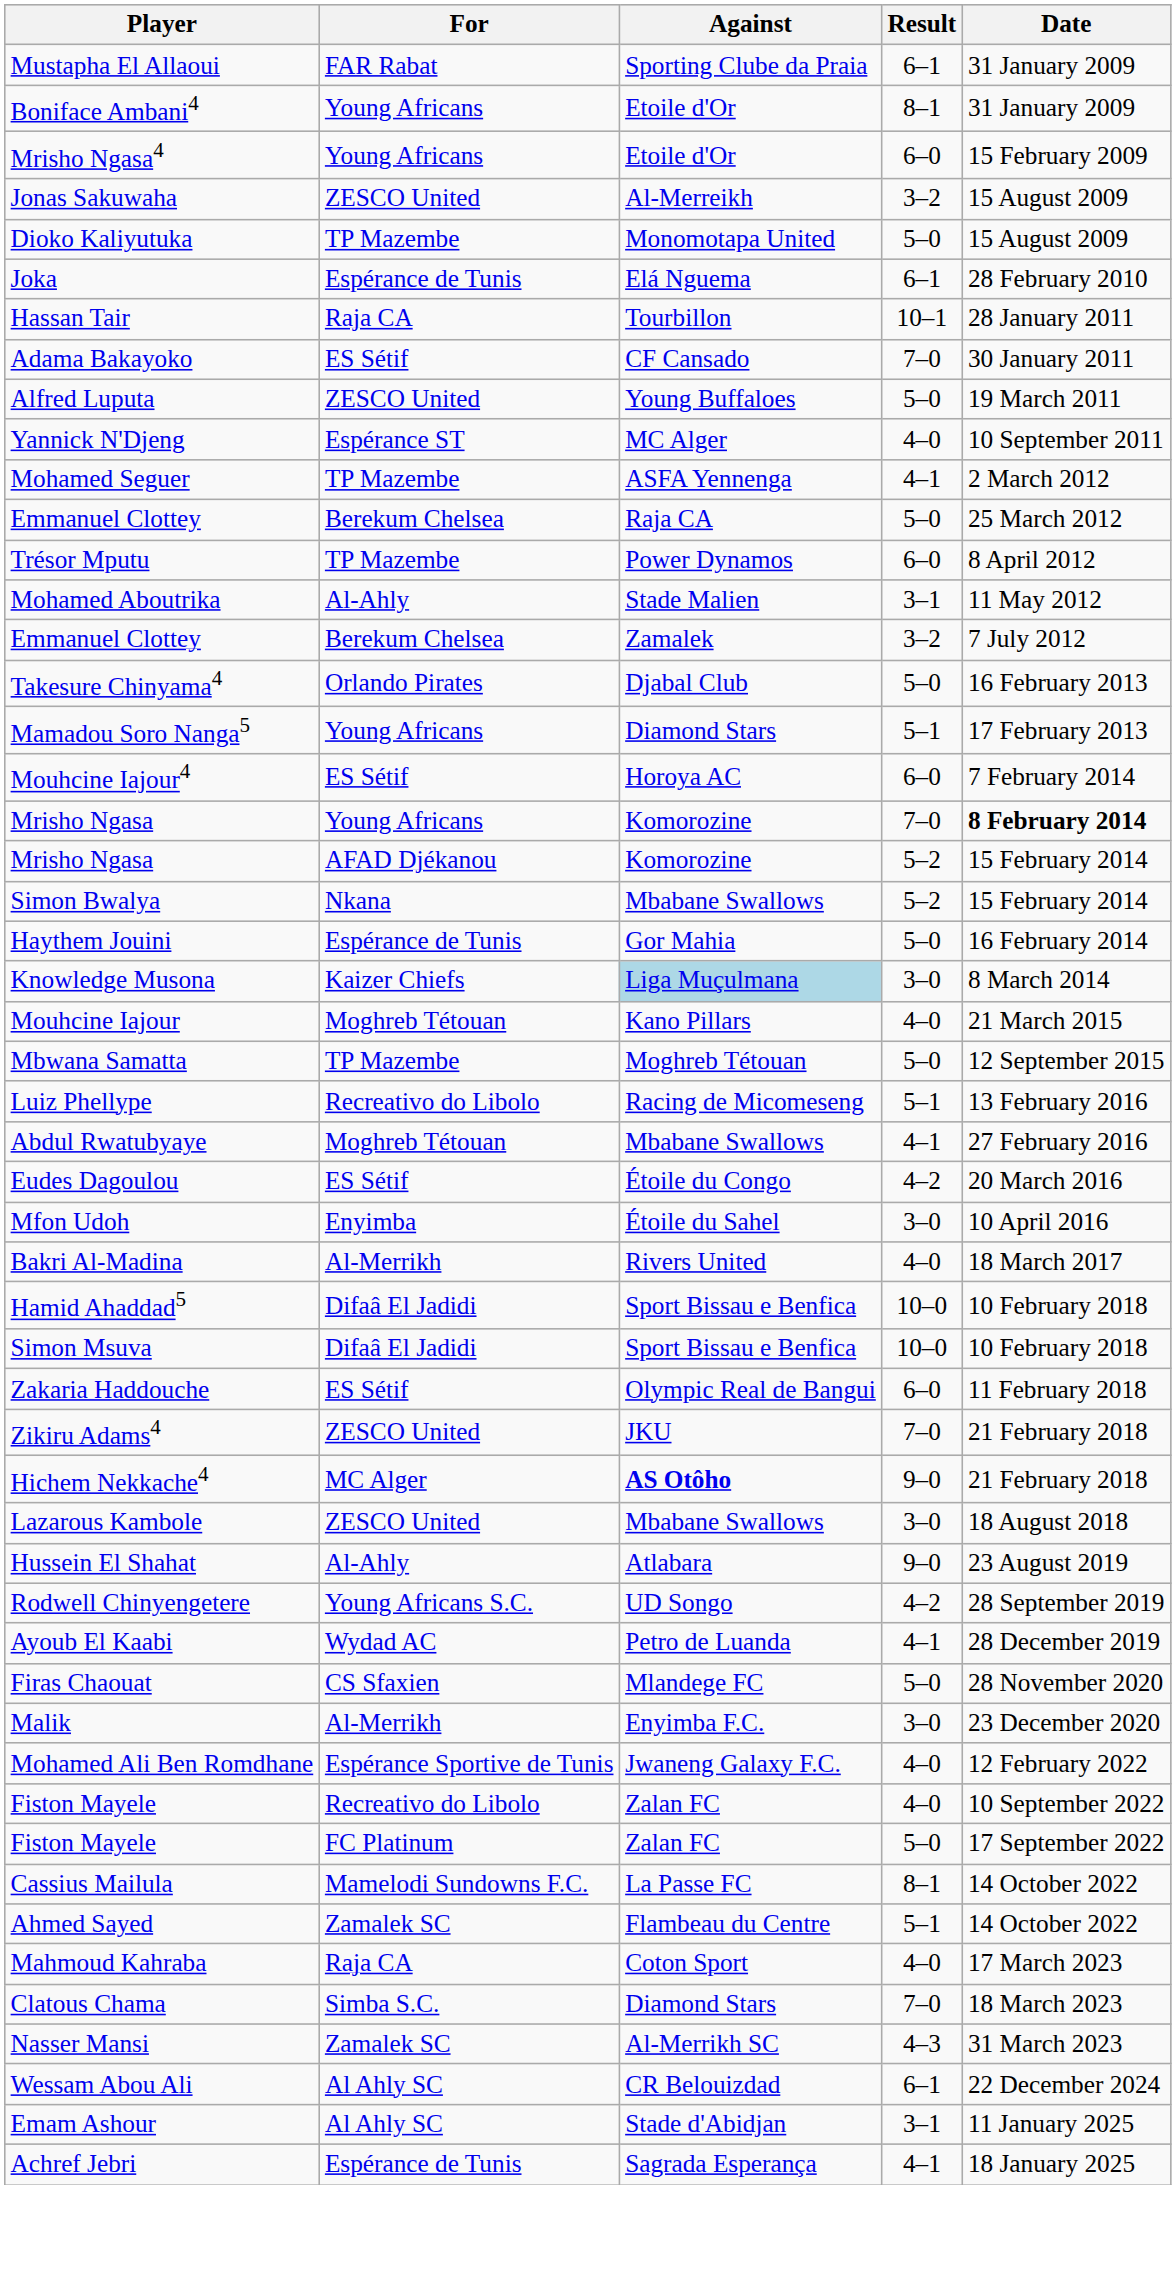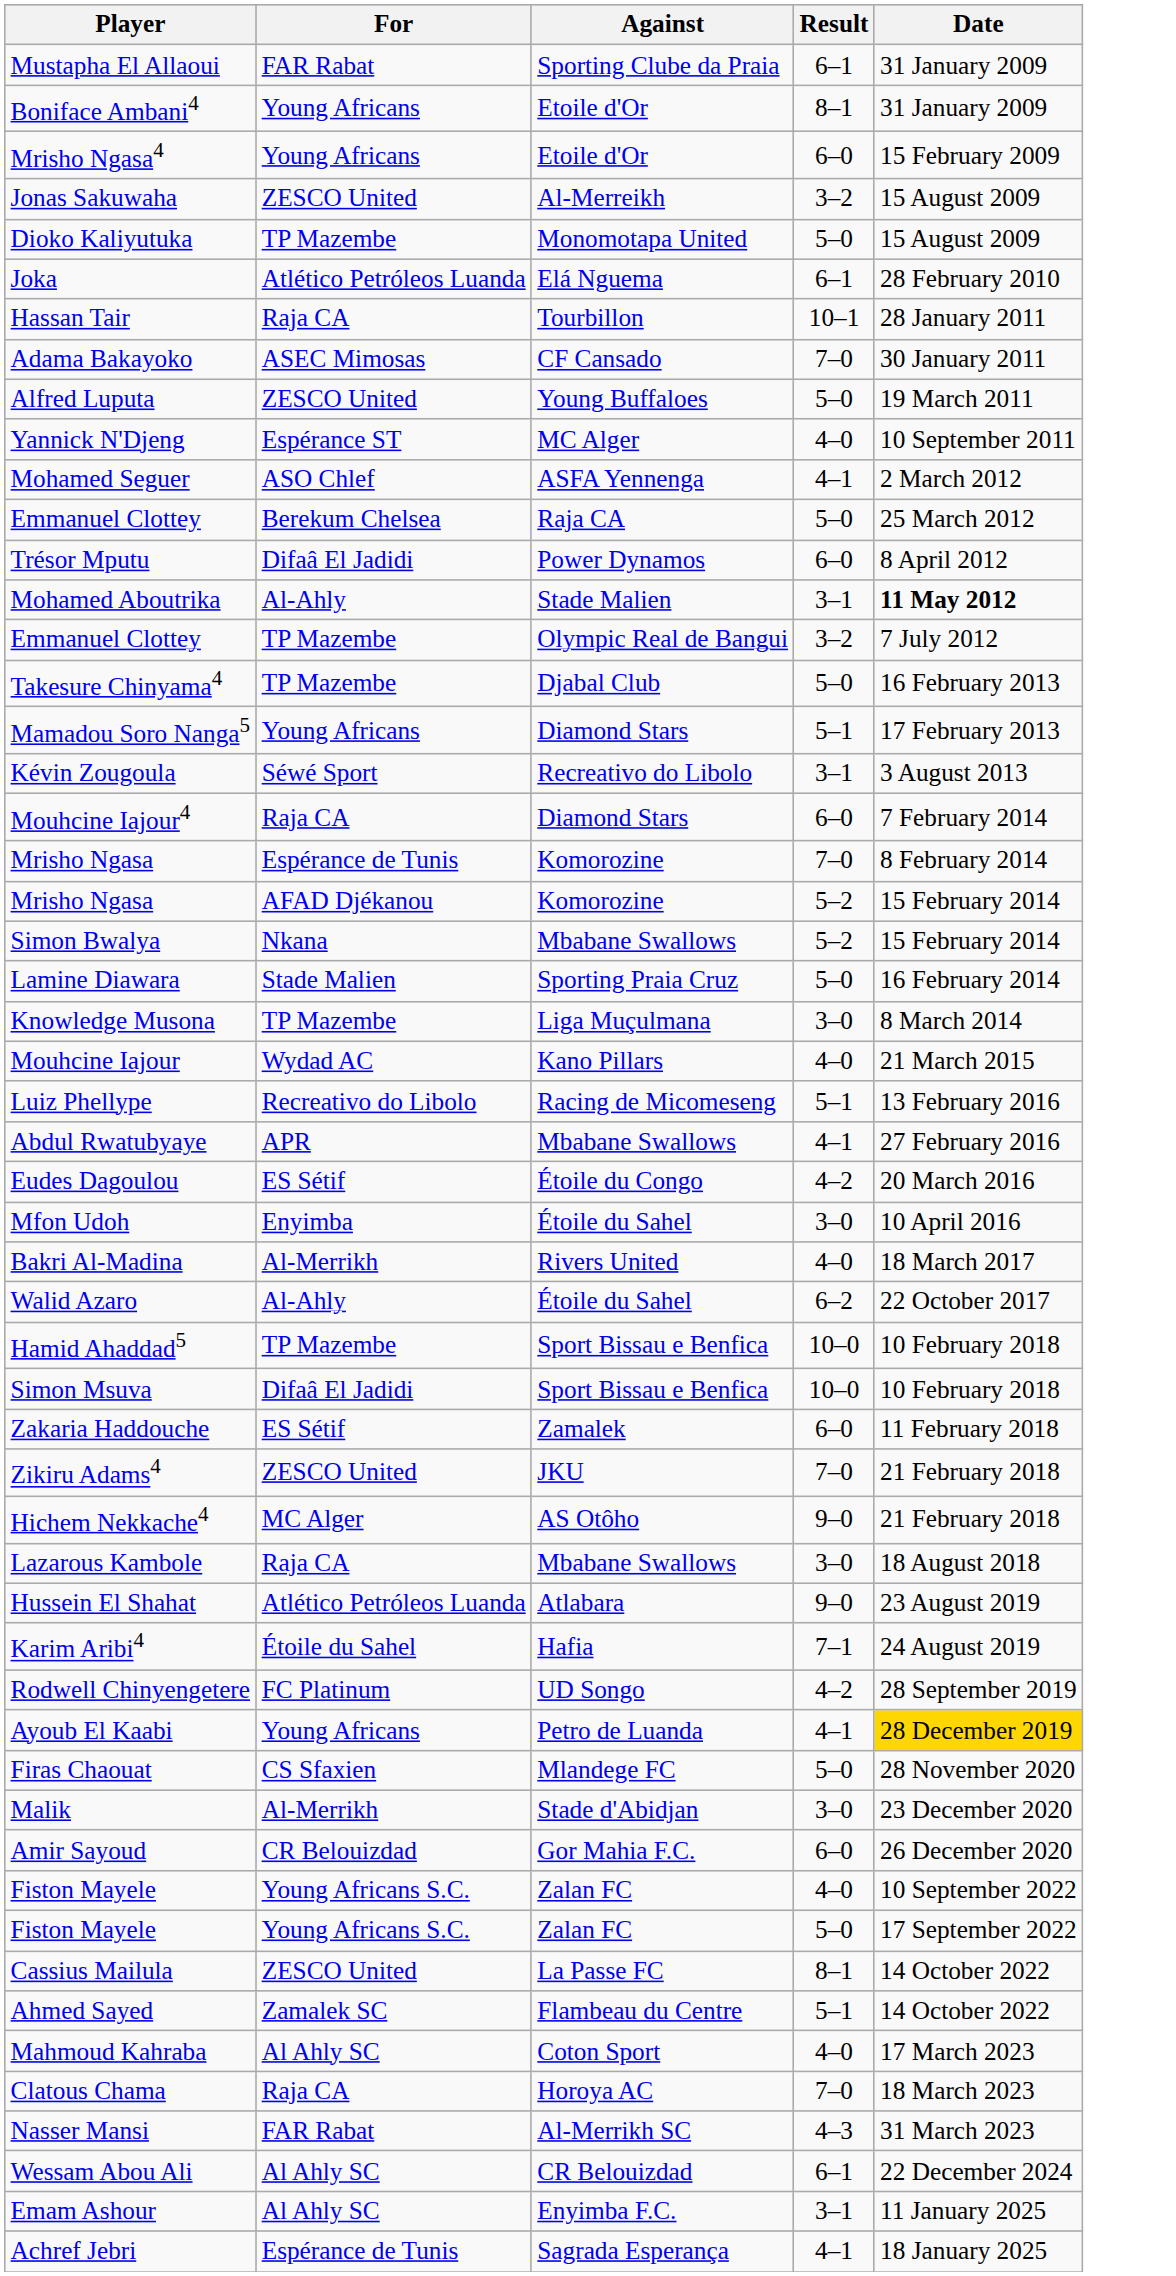(423, 278) Espérance de Tunis -> (394, 278) Atlético Petróleos Luanda
(367, 358) ES Sétif -> (344, 358) ASEC Mimosas
(392, 479) TP Mazembe -> (318, 479) ASO Chlef
(392, 559) TP Mazembe -> (338, 559) Difaâ El Jadidi
(1035, 599) normal -> (948, 599) bold
(414, 639) Berekum Chelsea -> (329, 639) TP Mazembe
(669, 639) Zamalek -> (663, 639) Olympic Real de Bangui
(404, 683) Orlando Pirates -> (329, 683) TP Mazembe
+ row: (93, 773)
(367, 776) ES Sétif -> (306, 817) Raja CA
(683, 776) Horoya AC -> (613, 817) Diamond Stars
(404, 820) Young Africans -> (360, 860) Espérance de Tunis
(1057, 820) bold -> (964, 860) normal
- row: (91, 940)
+ row: (95, 980)
(395, 980) Kaizer Chiefs -> (329, 1020) TP Mazembe
(712, 980) lightblue background -> (624, 1020) no background
(416, 1020) Moghreb Tétouan -> (317, 1061) Wydad AC
- row: (99, 1061)
(416, 1141) Moghreb Tétouan -> (286, 1141) APR
+ row: (74, 1301)
(401, 1305) Difaâ El Jadidi -> (329, 1345) TP Mazembe
(750, 1388) Olympic Real de Bangui -> (582, 1428) Zamalek
(678, 1479) bold -> (588, 1519) normal
(402, 1522) ZESCO United -> (306, 1562) Raja CA
(367, 1562) Al-Ahly -> (394, 1602) Atlético Petróleos Luanda
+ row: (77, 1646)
(429, 1602) Young Africans S.C. -> (326, 1689) FC Platinum
(381, 1642) Wydad AC -> (341, 1729) Young Africans
(1064, 1642) no background -> (976, 1729) gold background
(695, 1723) Enyimba F.C. -> (618, 1810) Stade d'Abidjan
+ row: (78, 1850)
- row: (162, 1763)
(432, 1803) Recreativo do Libolo -> (366, 1890) Young Africans S.C.
(389, 1843) FC Platinum -> (366, 1930) Young Africans S.C.
(457, 1883) Mamelodi Sundowns F.C. -> (339, 1970) ZESCO United
(369, 1963) Raja CA -> (321, 2050) Al Ahly SC
(382, 2003) Simba S.C. -> (306, 2090) Raja CA
(701, 2003) Diamond Stars -> (595, 2090) Horoya AC
(388, 2043) Zamalek SC -> (318, 2130) FAR Rabat
(706, 2123) Stade d'Abidjan -> (607, 2210) Enyimba F.C.
